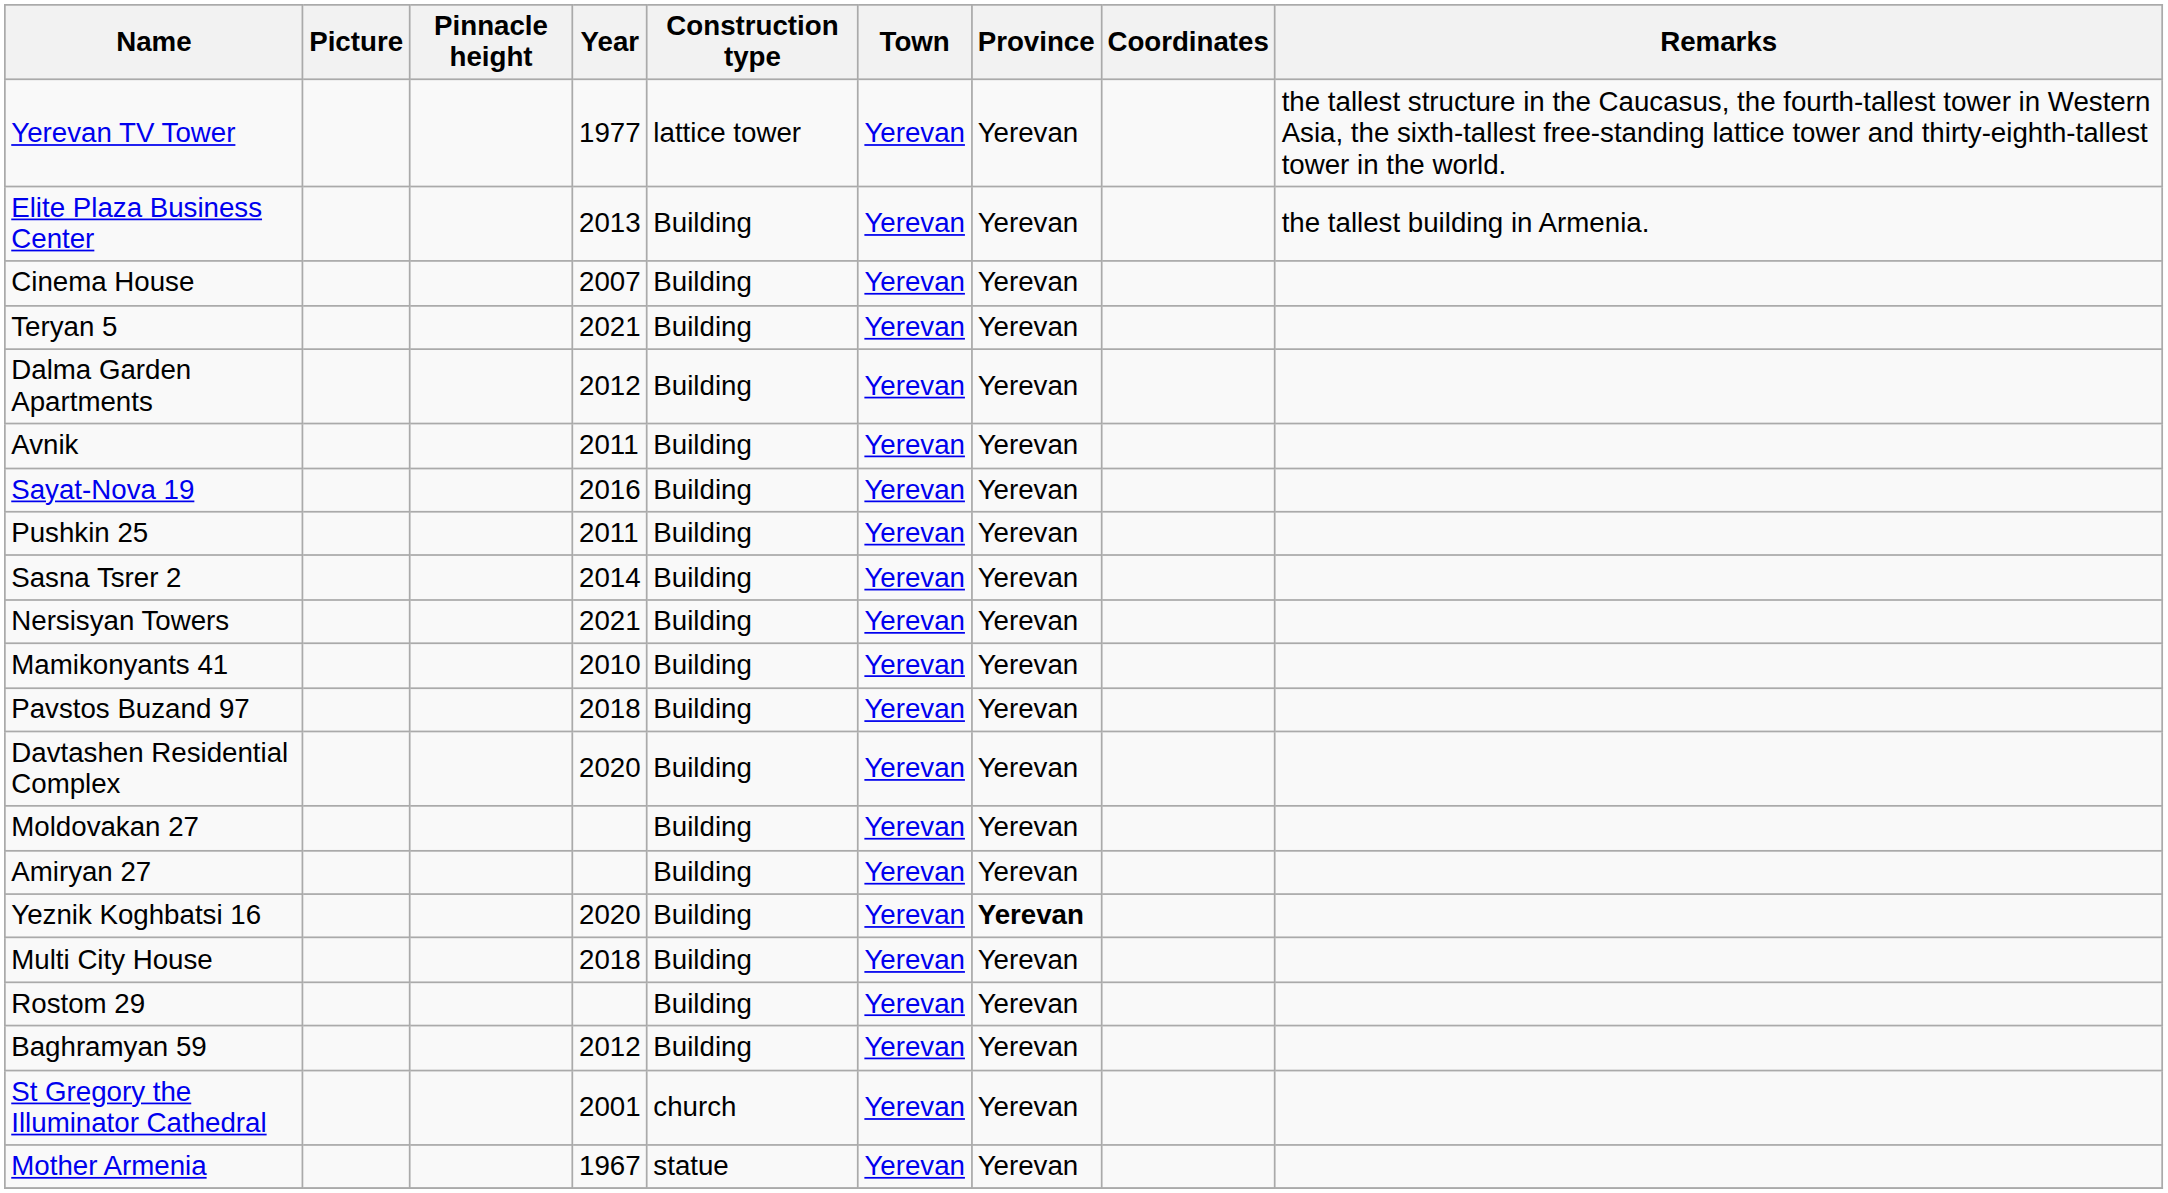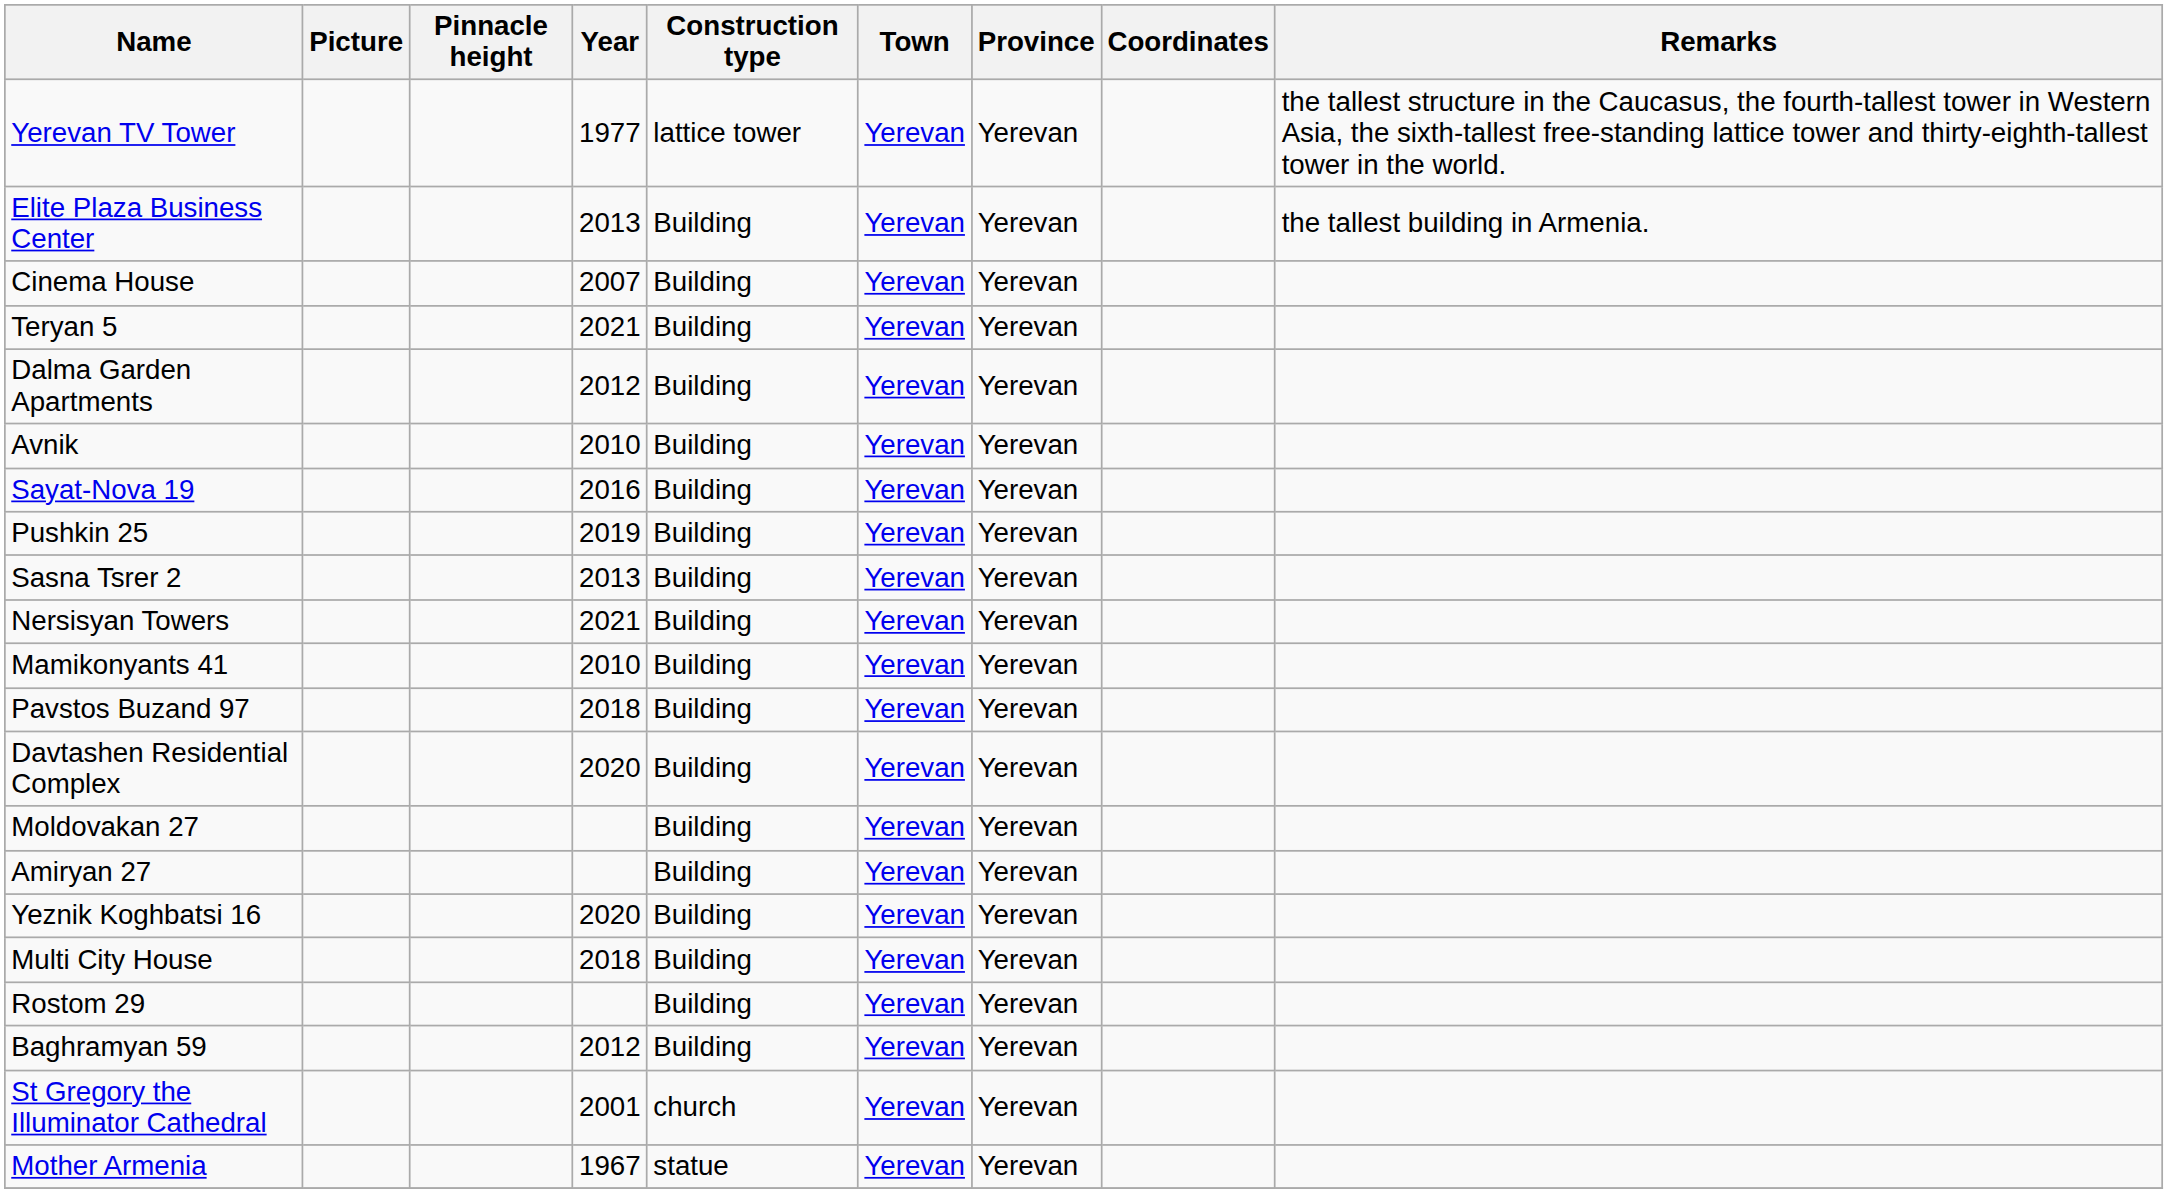(609, 445) 2011 -> (610, 445) 2010
(609, 533) 2011 -> (610, 533) 2019
(610, 577) 2014 -> (610, 577) 2013
(1031, 915) bold -> (1028, 915) normal
